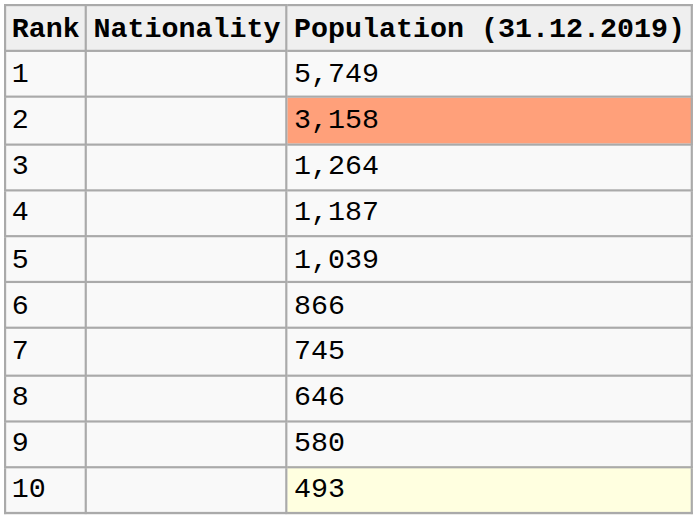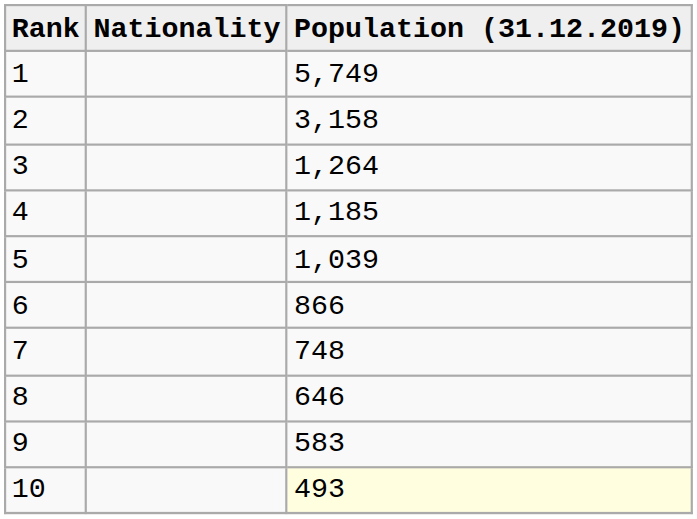(337, 121) lightsalmon background -> (337, 121) no background
(337, 213) 1,187 -> (337, 213) 1,185
(319, 352) 745 -> (319, 352) 748
(319, 444) 580 -> (319, 444) 583
